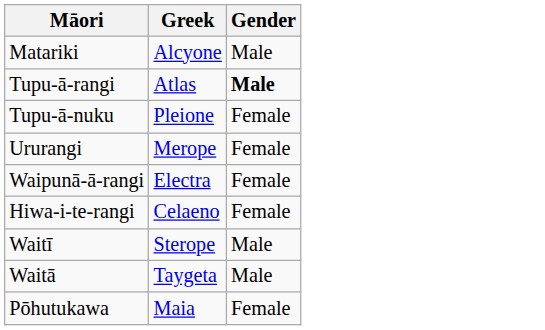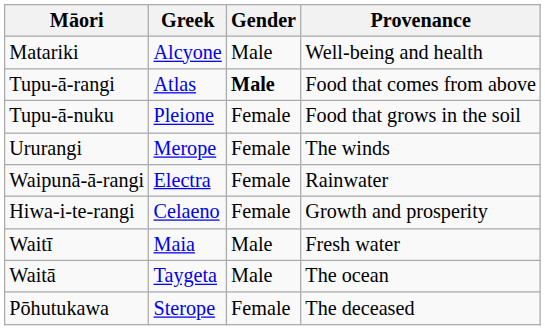+ column: (421, 20)
(184, 244) Sterope -> (174, 244) Maia
(174, 308) Maia -> (184, 308) Sterope
